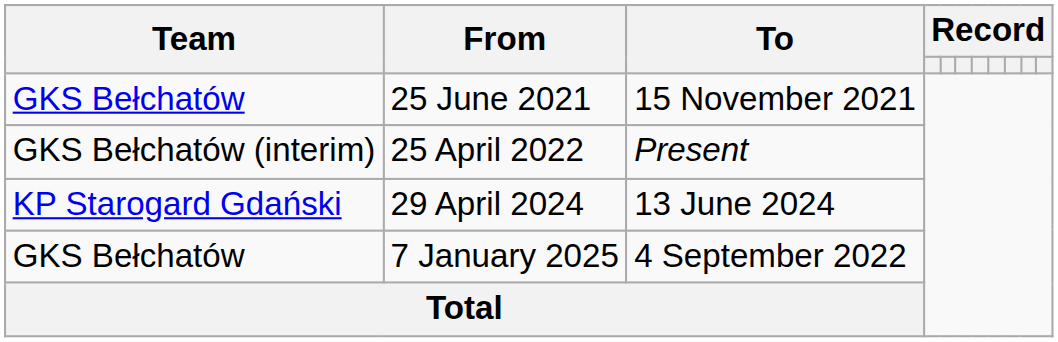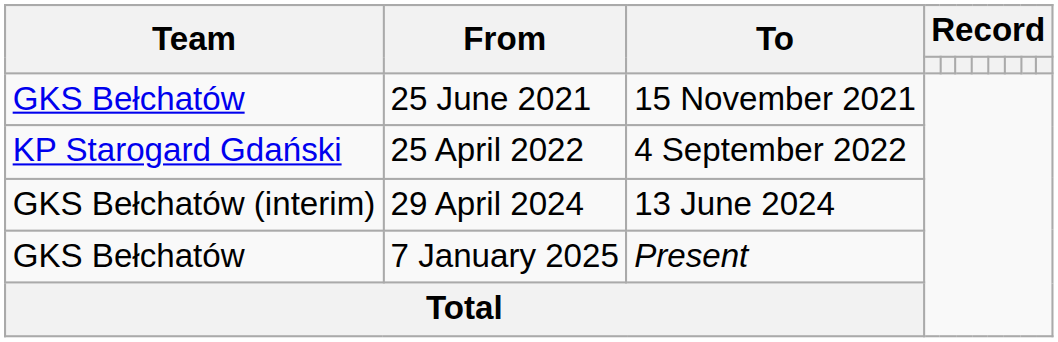(194, 151) GKS Bełchatów (interim) -> (177, 151) KP Starogard Gdański
(691, 151) Present -> (770, 151) 4 September 2022
(177, 203) KP Starogard Gdański -> (194, 203) GKS Bełchatów (interim)
(770, 256) 4 September 2022 -> (691, 256) Present
